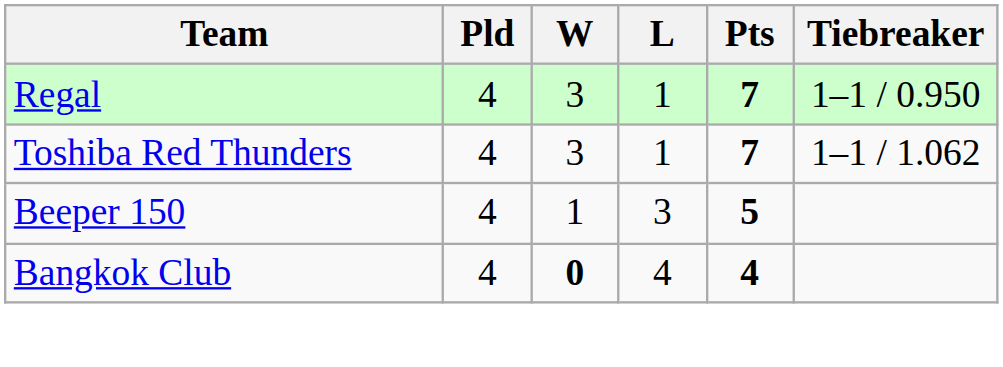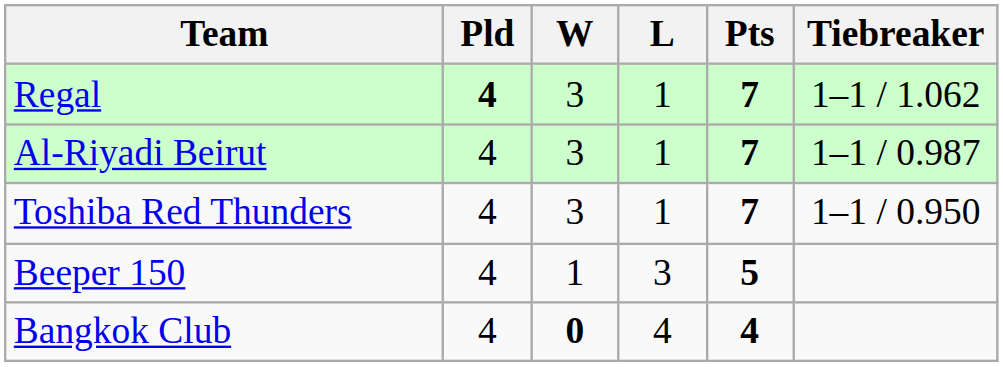(487, 93) normal -> (487, 93) bold
(896, 93) 1–1 / 0.950 -> (896, 93) 1–1 / 1.062
+ row: (140, 152)
(896, 152) 1–1 / 1.062 -> (896, 212) 1–1 / 0.950
